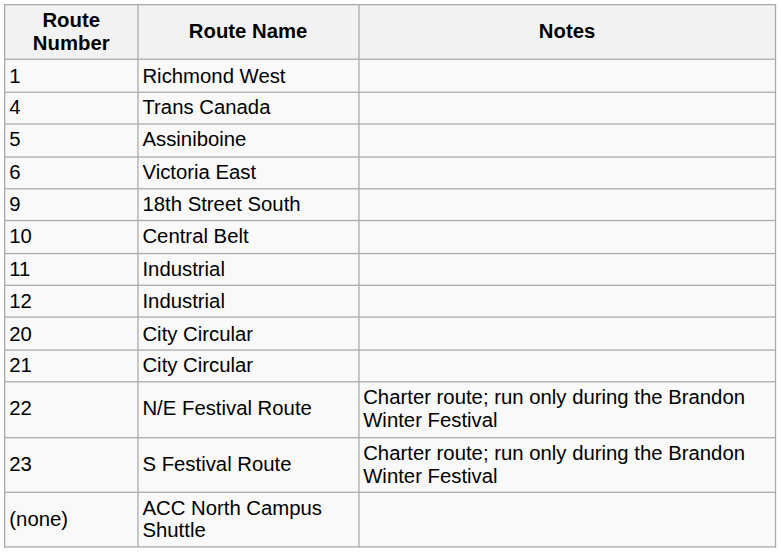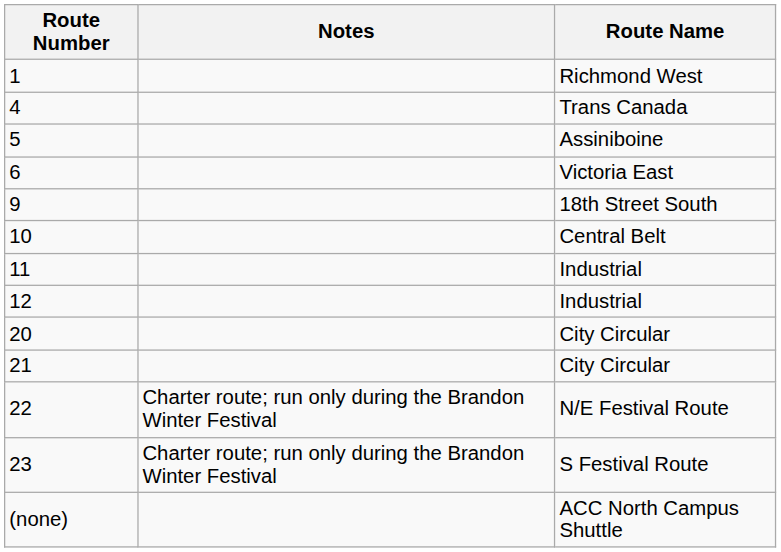columns swapped: (248, 32) <-> (567, 32)
